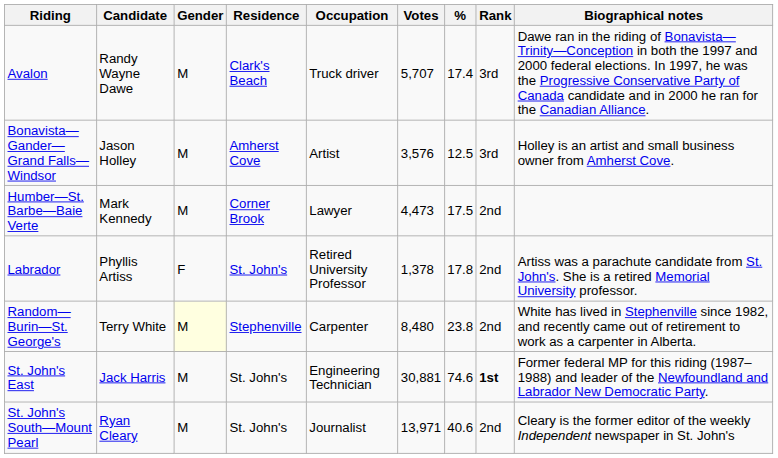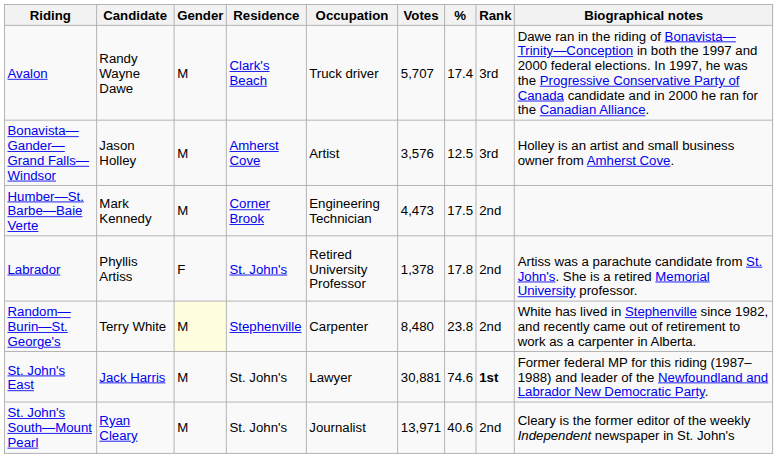(331, 211) Lawyer -> (345, 211) Engineering Technician
(345, 377) Engineering Technician -> (331, 377) Lawyer
